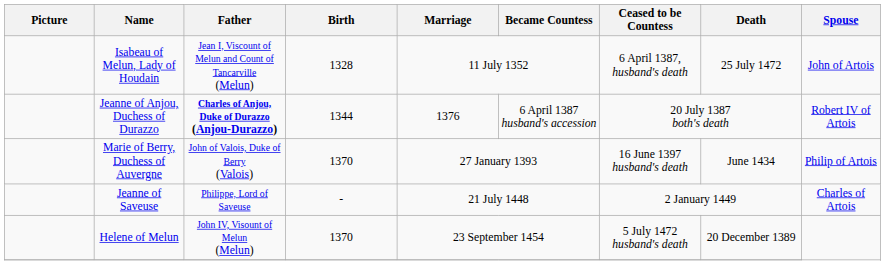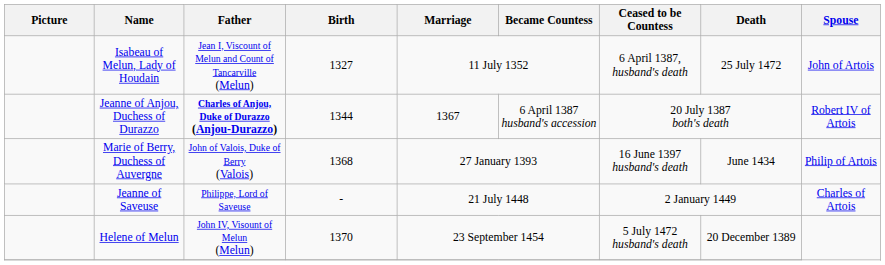(341, 65) 1328 -> (341, 65) 1327
(448, 116) 1376 -> (448, 116) 1367
(341, 161) 1370 -> (341, 161) 1368
